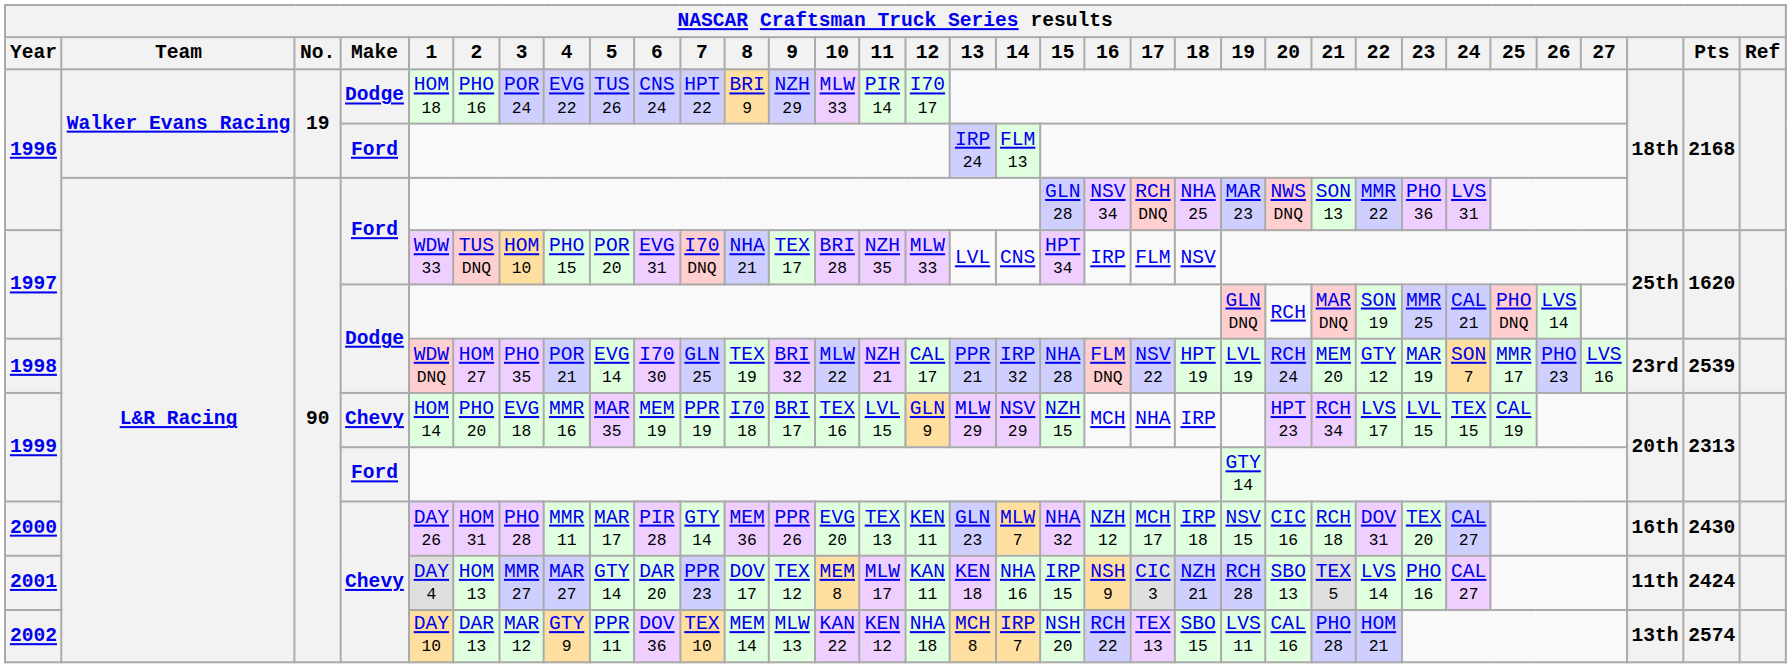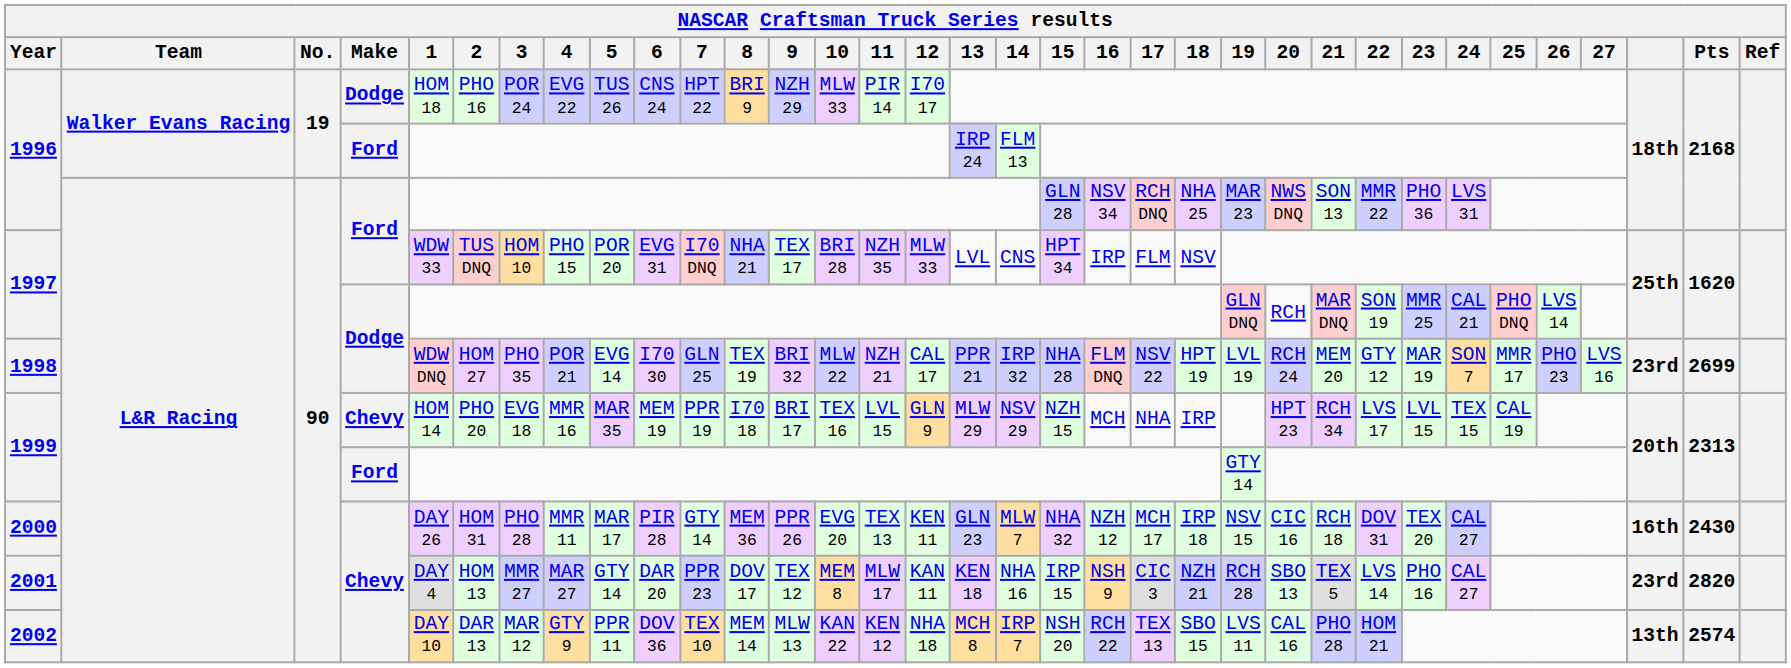(1712, 366) 2539 -> (1712, 366) 2699
(1655, 582) 11th -> (1655, 582) 23rd
(1712, 582) 2424 -> (1712, 582) 2820
